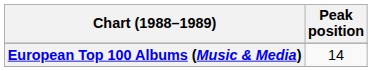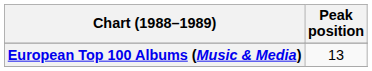(336, 54) 14 -> (336, 54) 13
